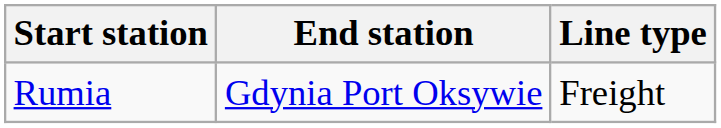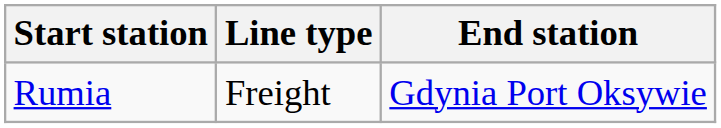columns swapped: (384, 33) <-> (633, 33)
